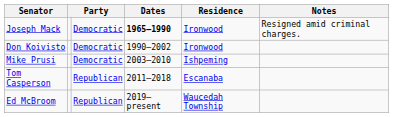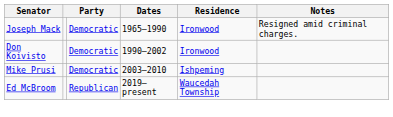(149, 29) bold -> (144, 29) normal
- row: (28, 79)
